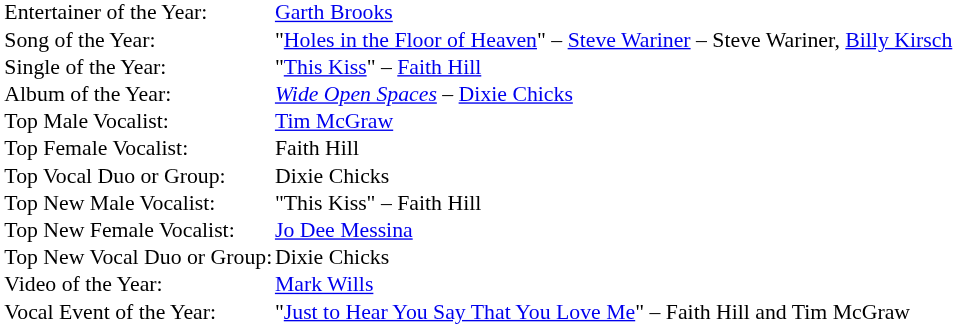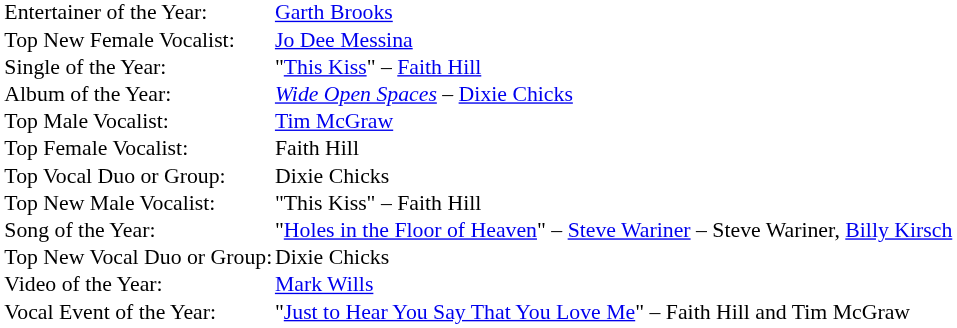rows swapped: (80, 39) <-> (120, 230)
